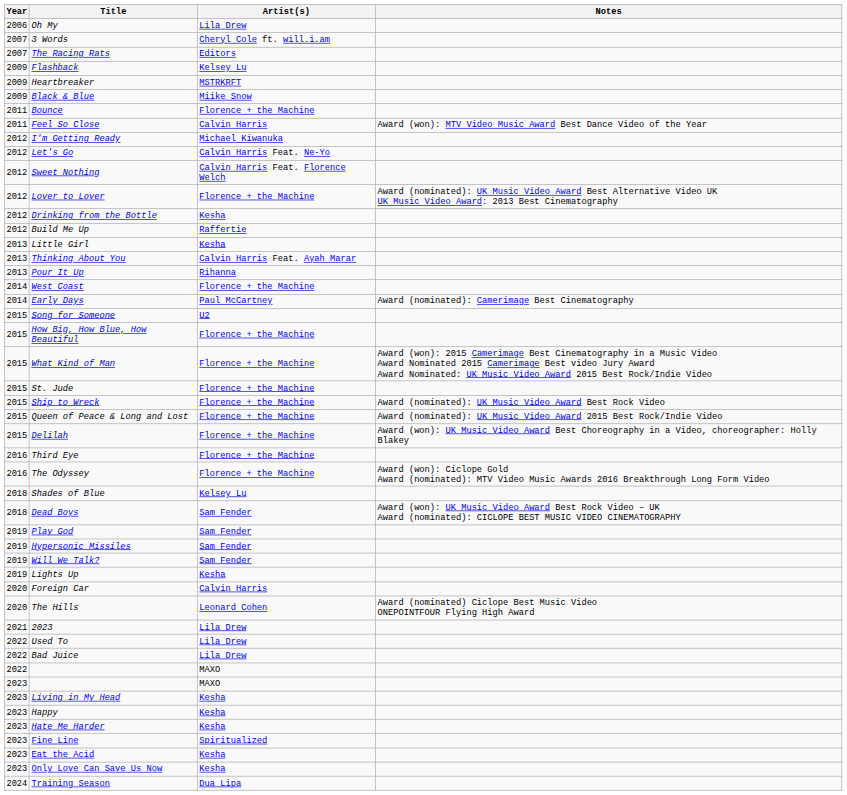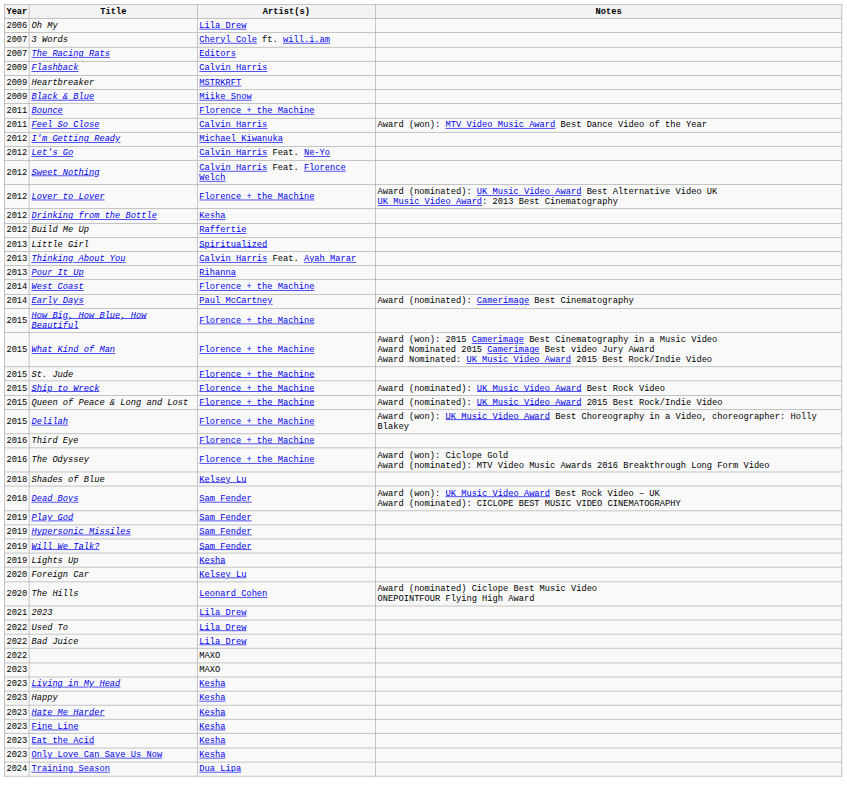(223, 68) Kelsey Lu -> (233, 68) Calvin Harris
(212, 244) Kesha -> (233, 244) Spiritualized
- row: (17, 315)
(233, 589) Calvin Harris -> (223, 574) Kelsey Lu
(233, 741) Spiritualized -> (212, 726) Kesha
